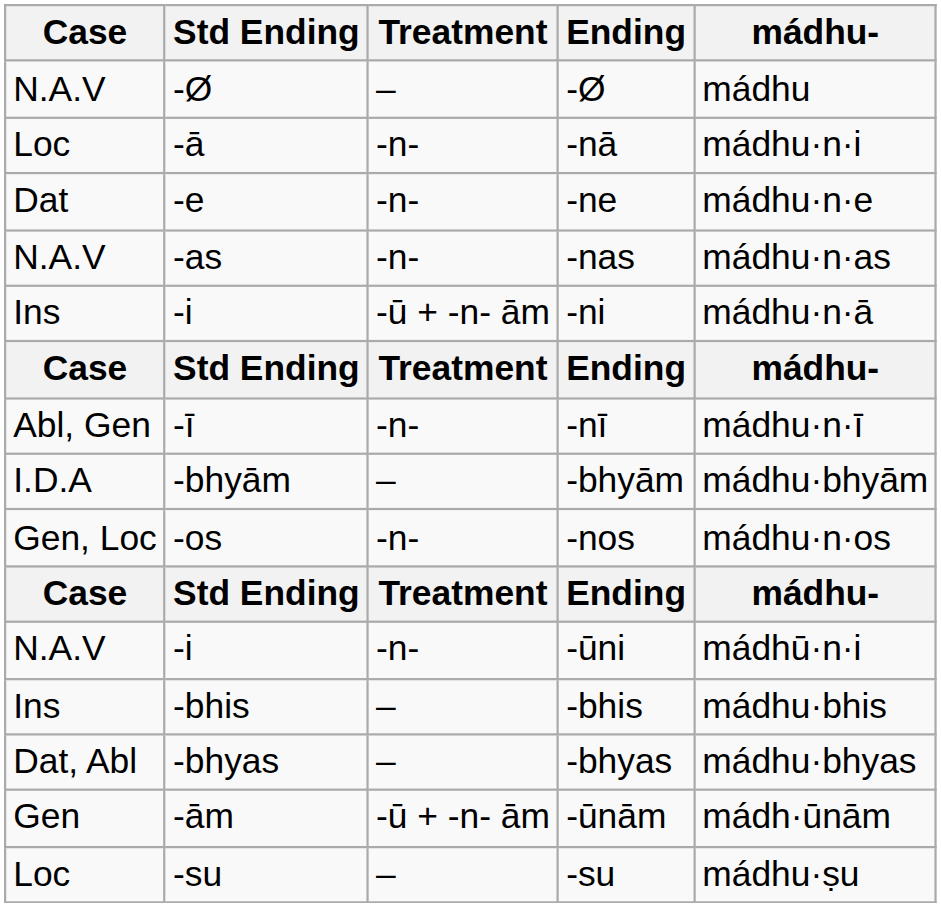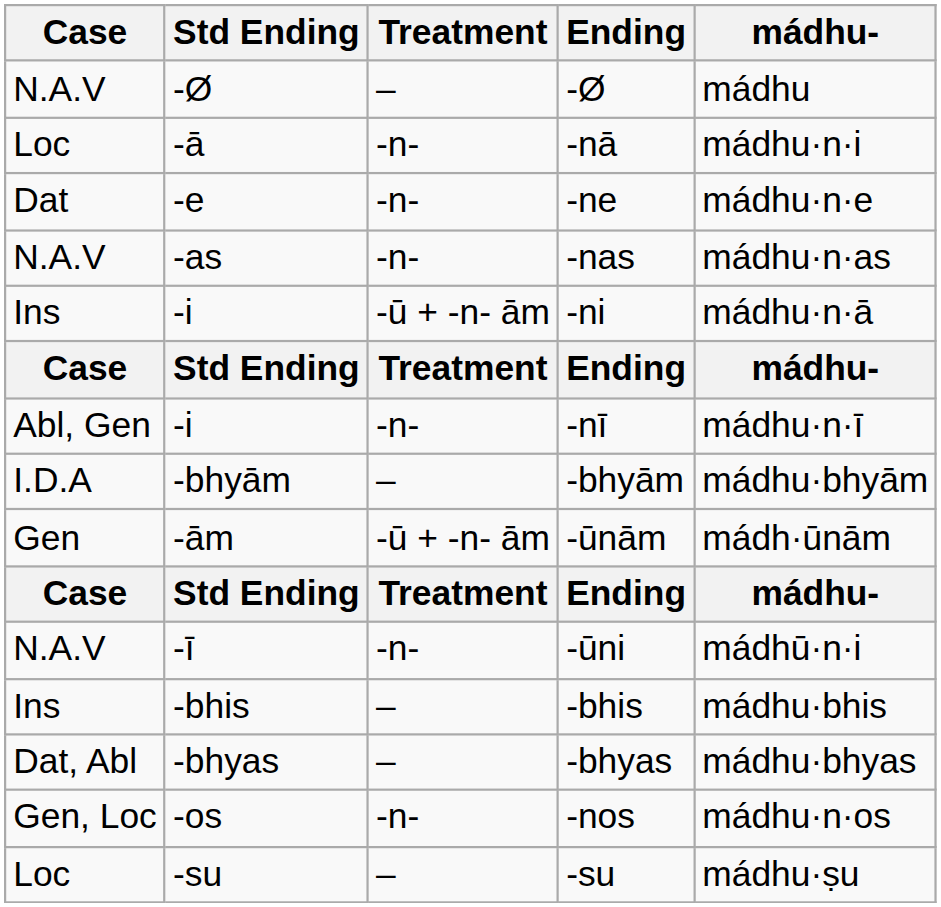(184, 425) -ī -> (183, 425) -i
rows swapped: (601, 537) <-> (616, 817)
(183, 649) -i -> (184, 649) -ī
